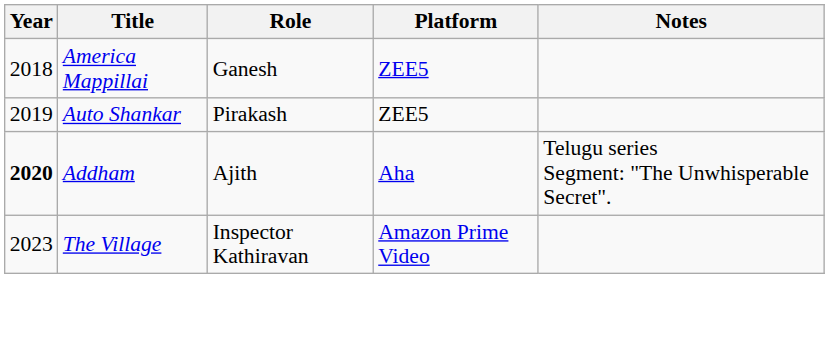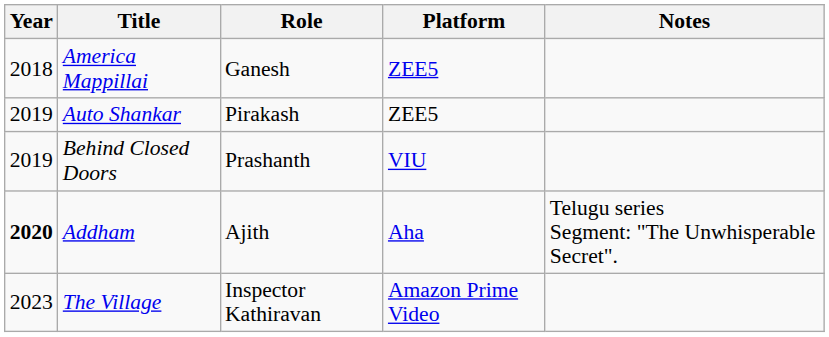+ row: (126, 160)
